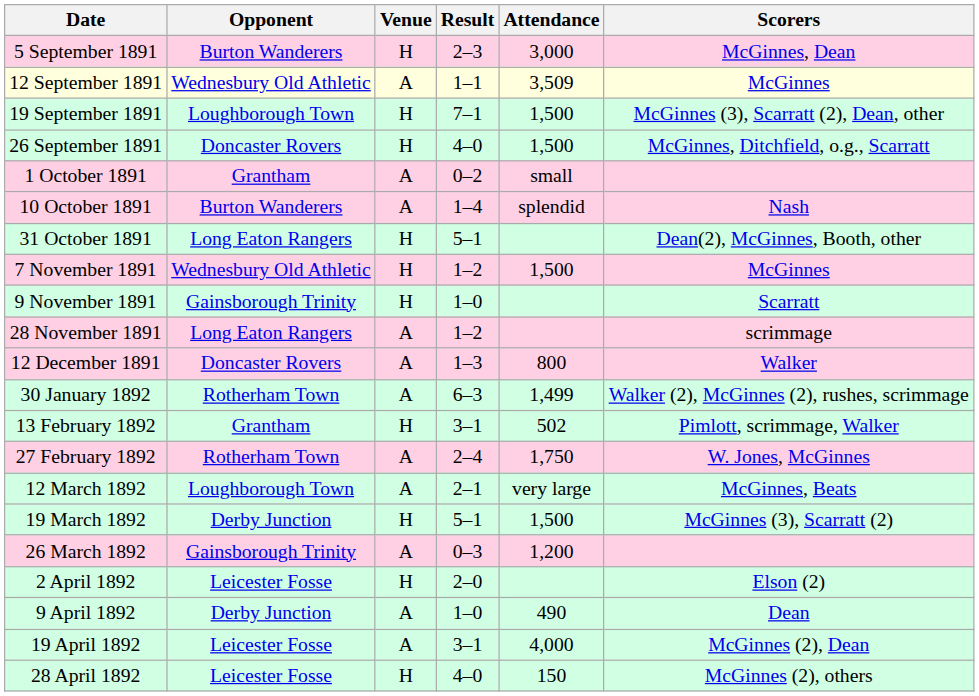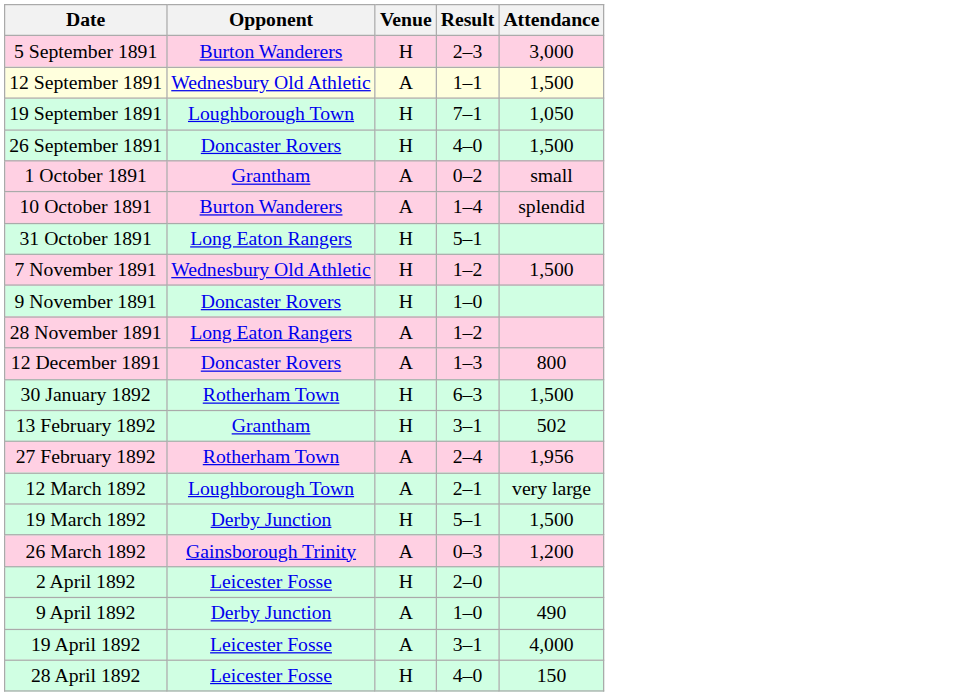- column: (789, 20)
(551, 82) 3,509 -> (551, 82) 1,500
(551, 113) 1,500 -> (551, 113) 1,050
(271, 301) Gainsborough Trinity -> (271, 301) Doncaster Rovers
(406, 394) A -> (406, 394) H
(551, 394) 1,499 -> (551, 394) 1,500
(551, 457) 1,750 -> (551, 457) 1,956
